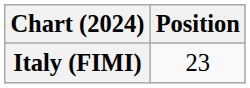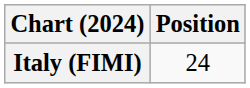(198, 62) 23 -> (198, 62) 24
